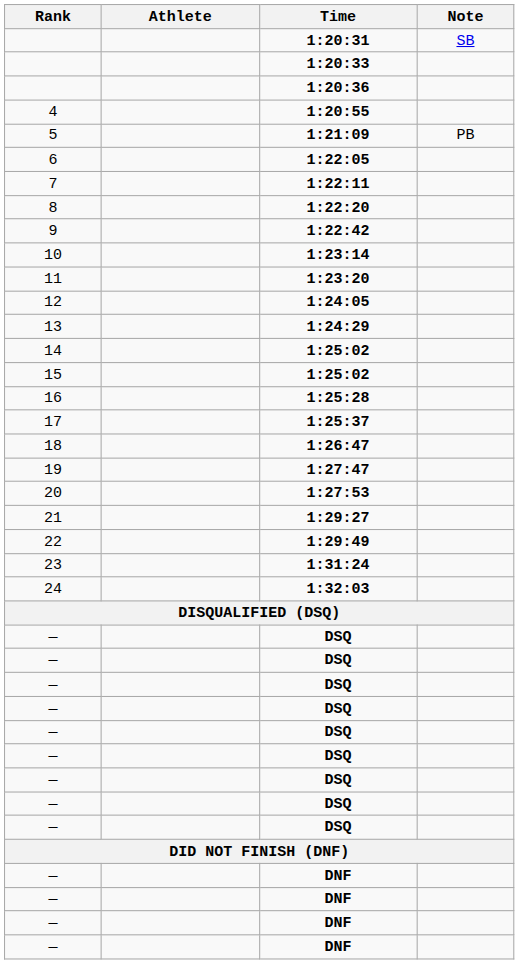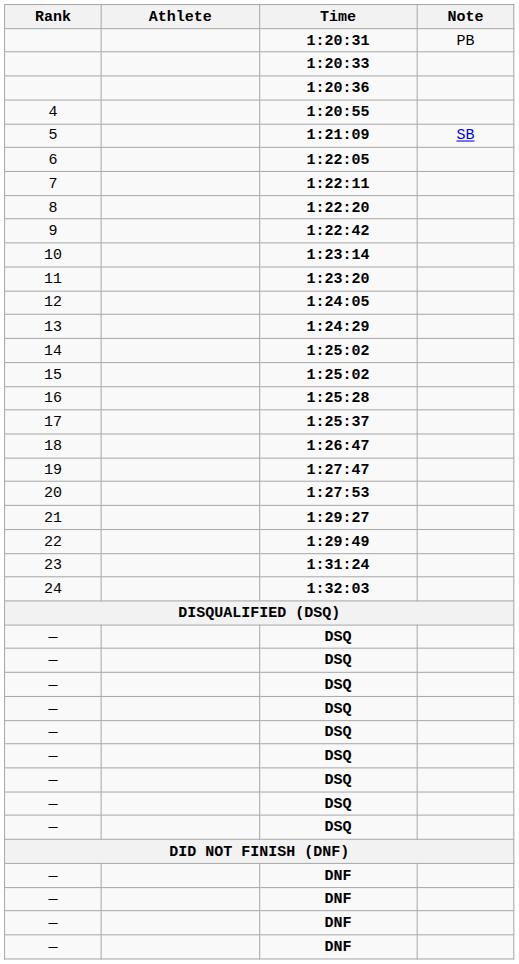(465, 41) SB -> (465, 41) PB
(465, 136) PB -> (465, 136) SB
